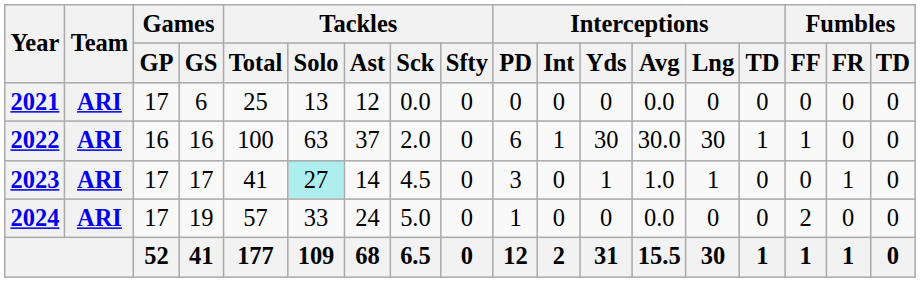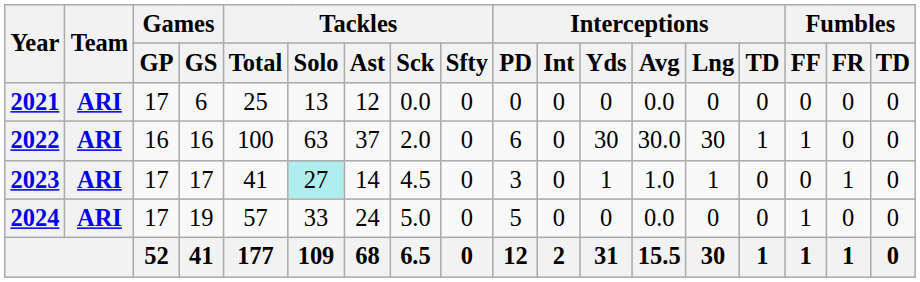(559, 140) 1 -> (559, 140) 0
(516, 218) 1 -> (516, 218) 5
(806, 218) 2 -> (806, 218) 1
